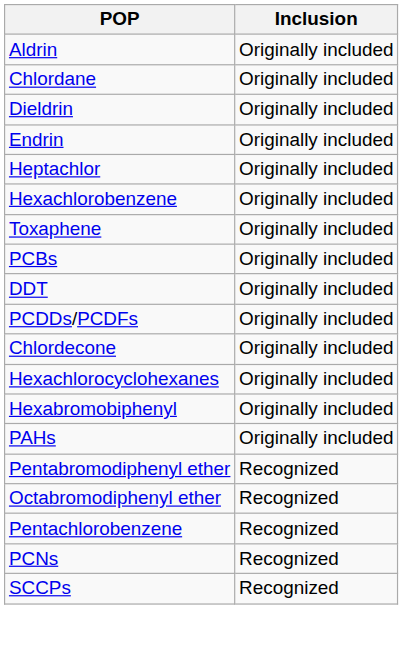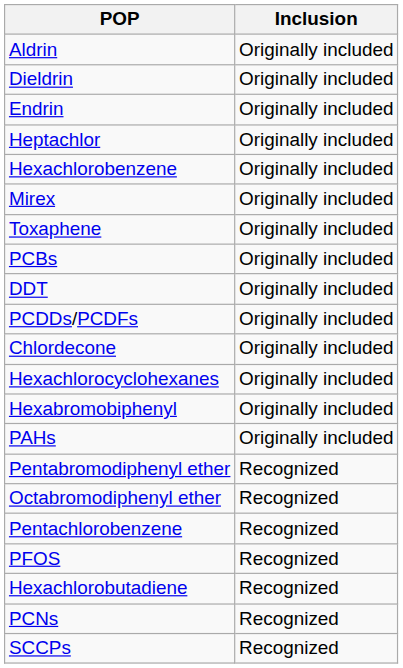- row: (52, 79)
+ row: (32, 199)
+ row: (35, 558)
+ row: (98, 588)
